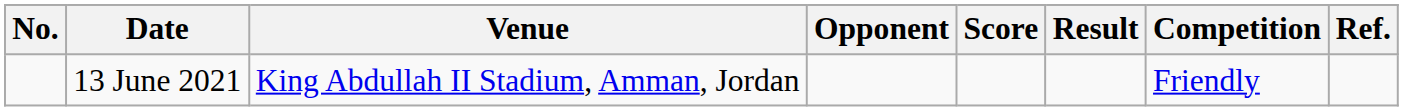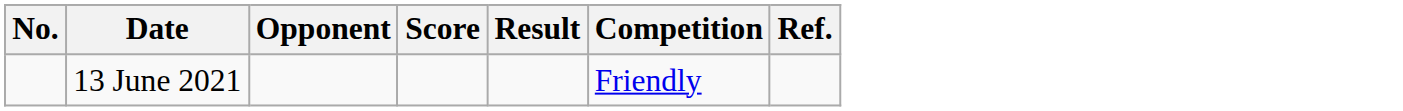- column: (528, 29)
